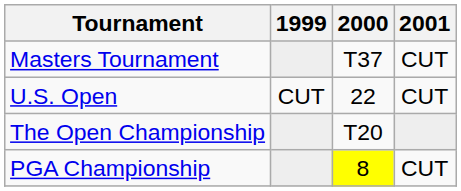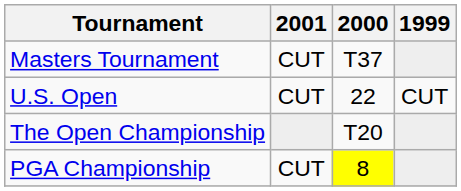columns swapped: (301, 23) <-> (425, 23)
